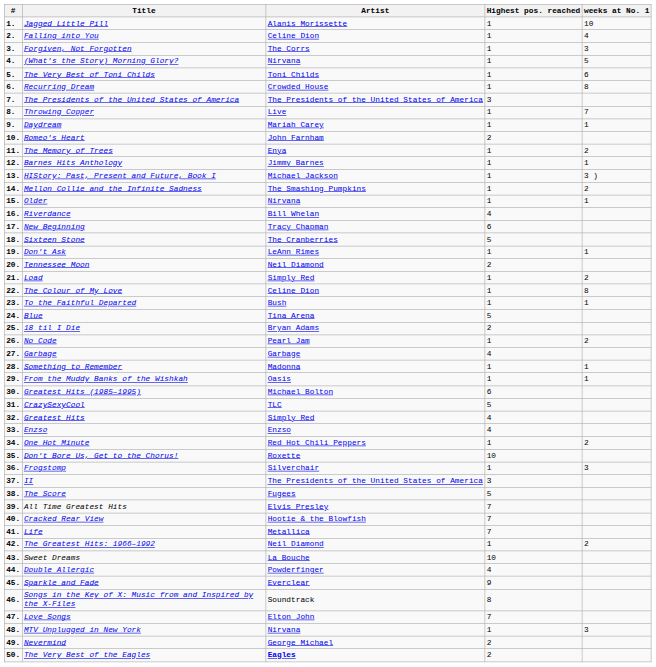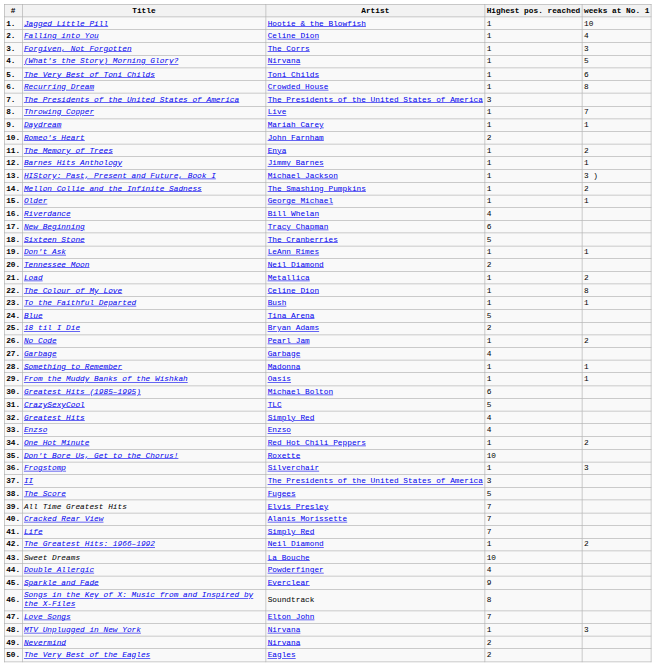(307, 23) Alanis Morissette -> (317, 23) Hootie & the Blowfish
(284, 201) Nirvana -> (300, 201) George Michael
(291, 278) Simply Red -> (289, 278) Metallica
(317, 519) Hootie & the Blowfish -> (307, 519) Alanis Morissette
(289, 532) Metallica -> (291, 532) Simply Red
(300, 643) George Michael -> (284, 643) Nirvana
(282, 655) bold -> (282, 655) normal
